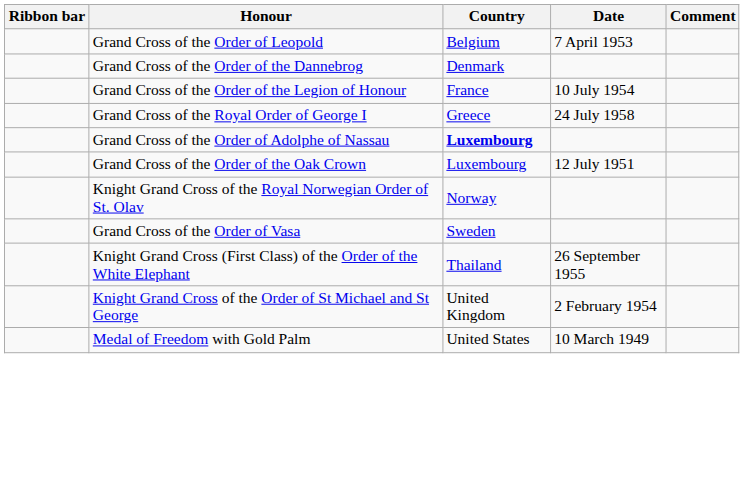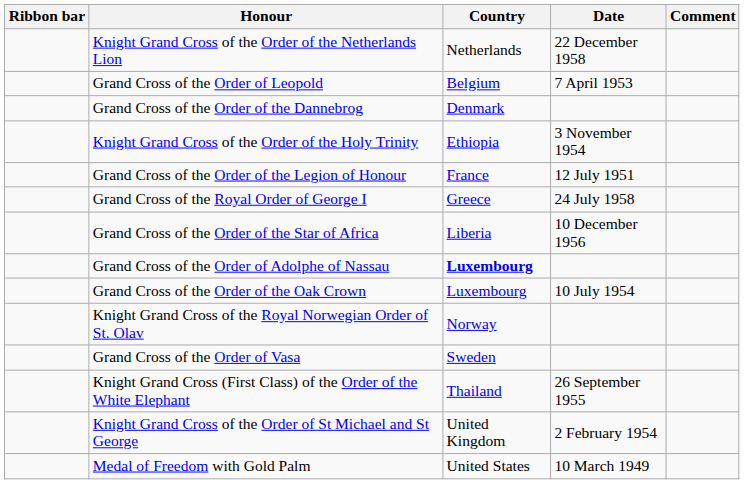+ row: (254, 50)
+ row: (256, 141)
(594, 90) 10 July 1954 -> (594, 174) 12 July 1951
+ row: (236, 232)
(594, 164) 12 July 1951 -> (594, 290) 10 July 1954
